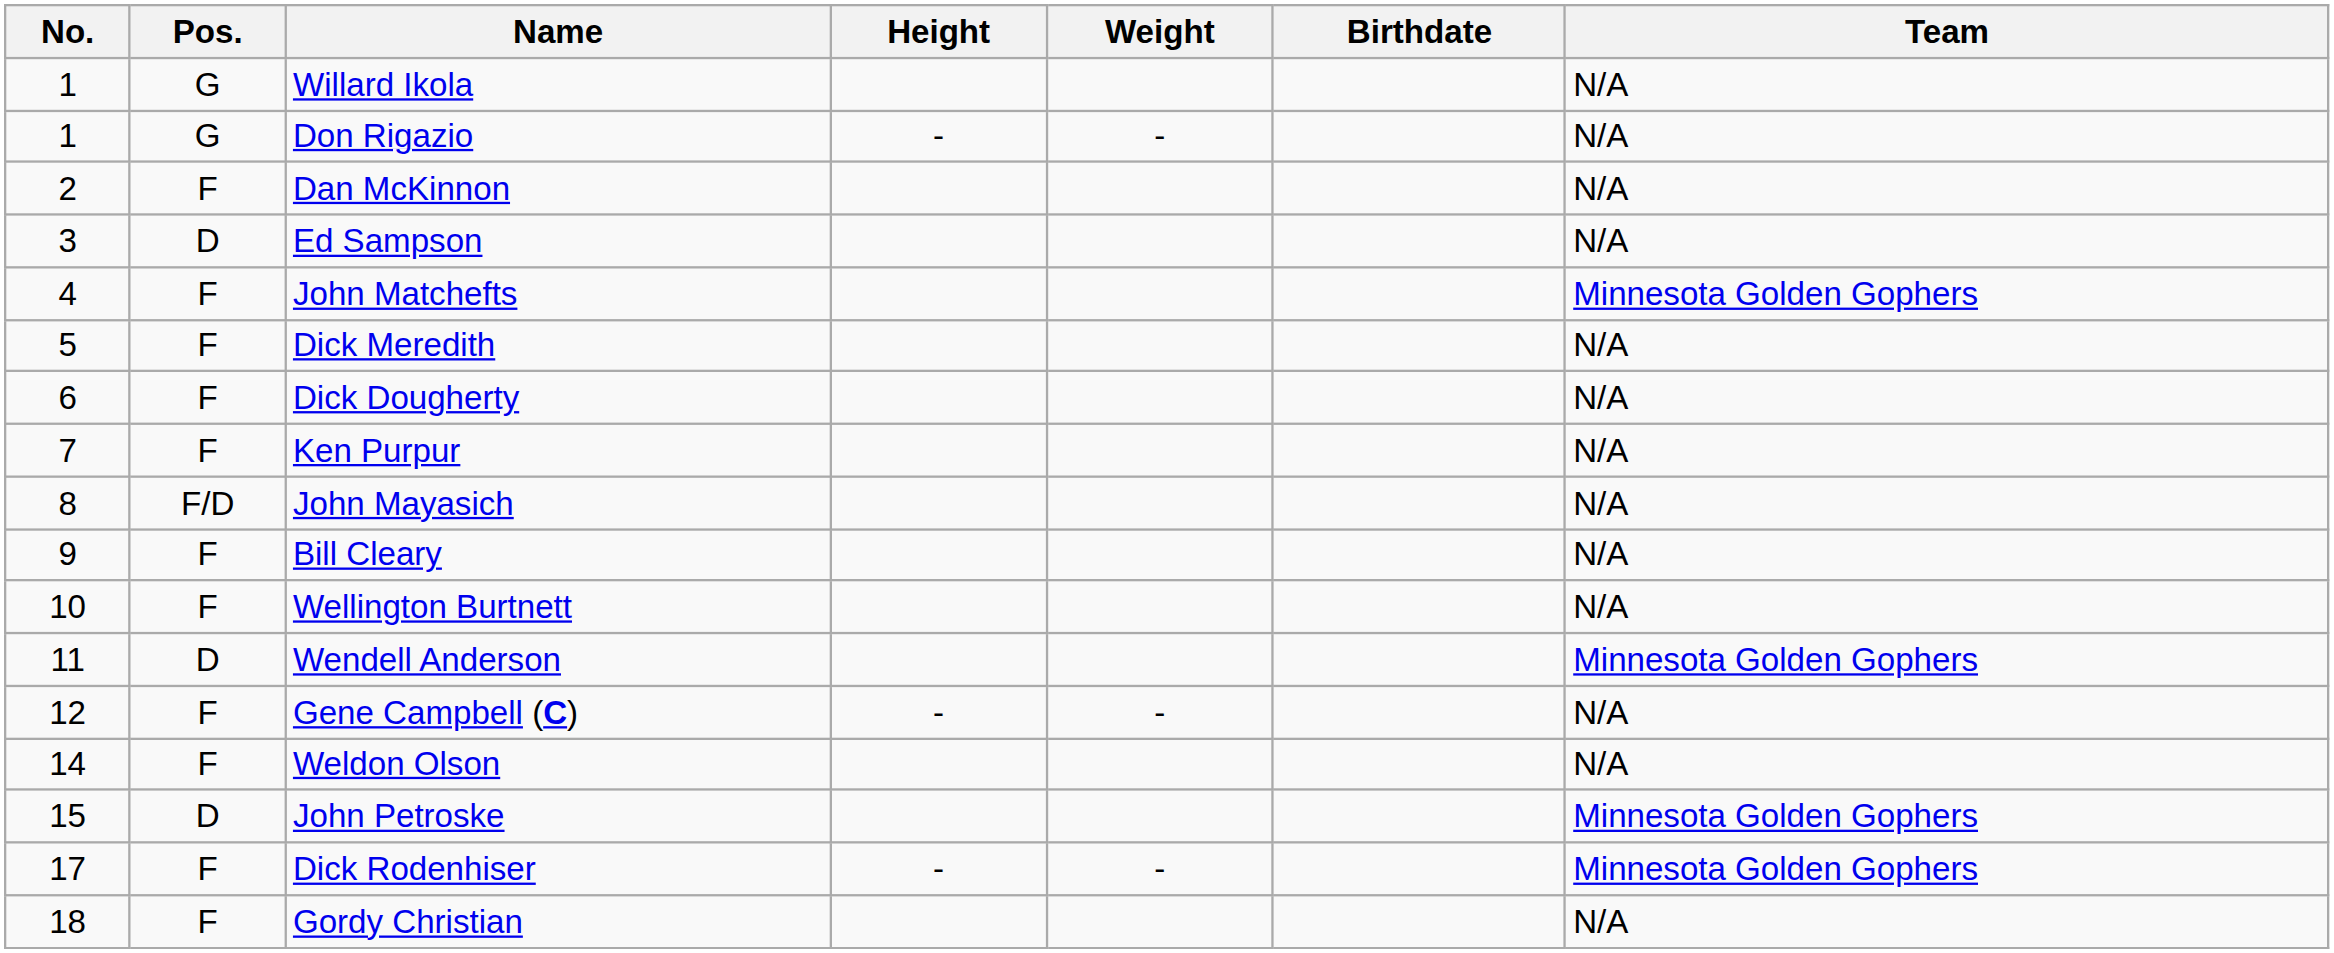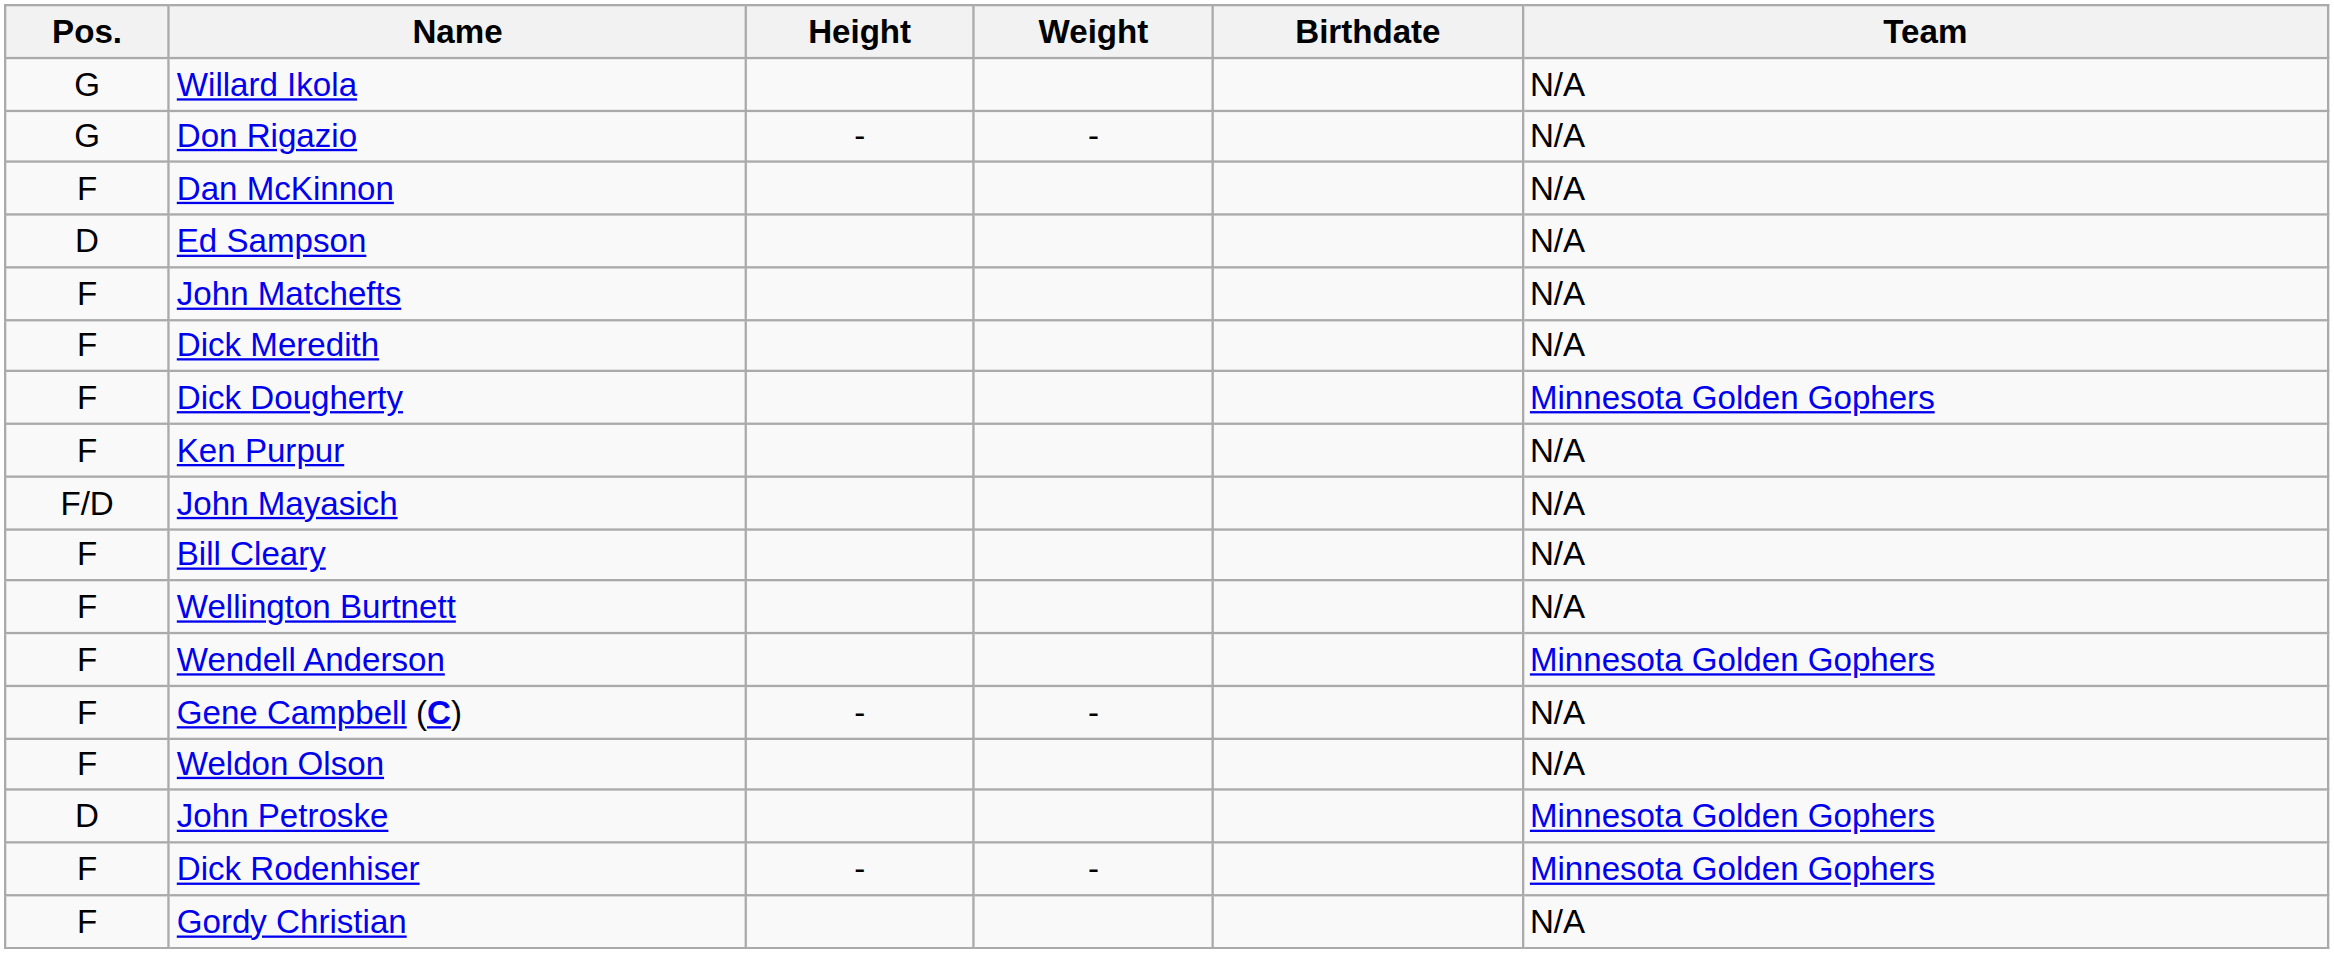- column: (68, 32)
(1776, 293) Minnesota Golden Gophers -> (1558, 293) N/A
(1601, 398) N/A -> (1732, 398) Minnesota Golden Gophers
(208, 660) D -> (87, 660) F
